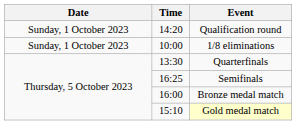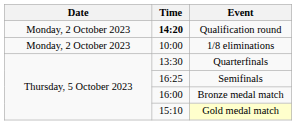(78, 29) Sunday, 1 October 2023 -> (78, 29) Monday, 2 October 2023
(171, 29) normal -> (171, 29) bold
(78, 45) Sunday, 1 October 2023 -> (78, 45) Monday, 2 October 2023
